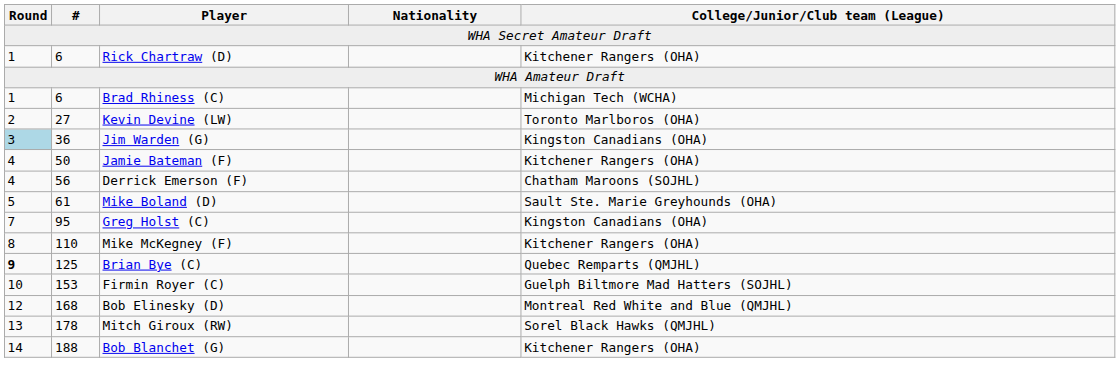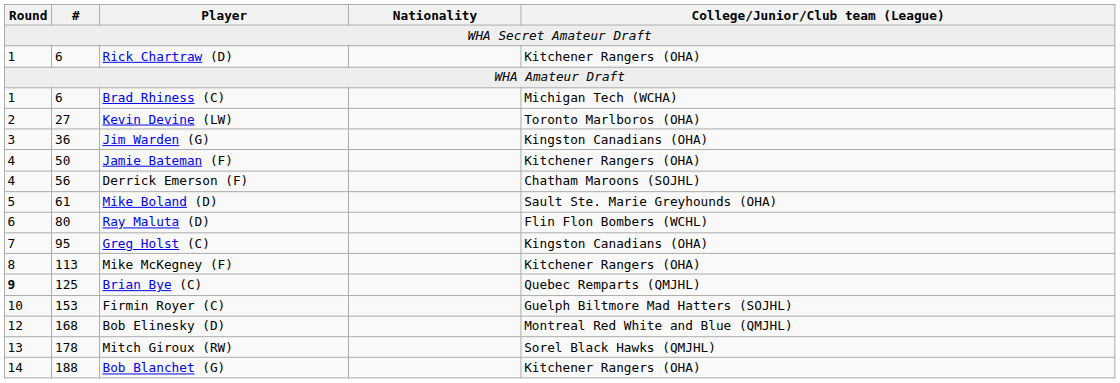(11, 139) lightblue background -> (11, 139) no background
+ row: (156, 223)
(67, 243) 110 -> (67, 264) 113
